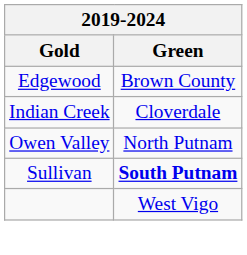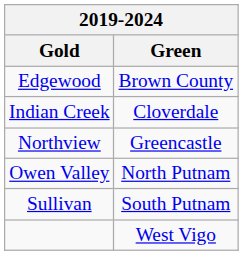+ row: (59, 142)
(178, 173) bold -> (176, 204) normal
